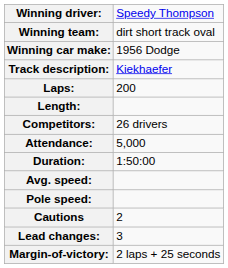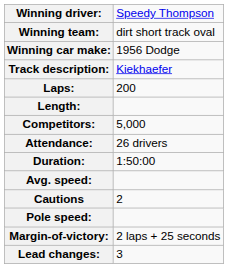(142, 124) 26 drivers -> (131, 124) 5,000
(131, 143) 5,000 -> (142, 143) 26 drivers
rows swapped: (59, 198) <-> (59, 217)
rows swapped: (59, 236) <-> (59, 254)
